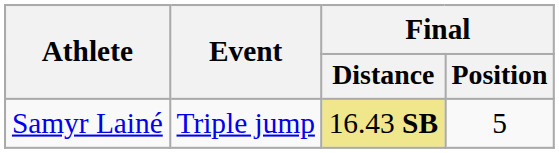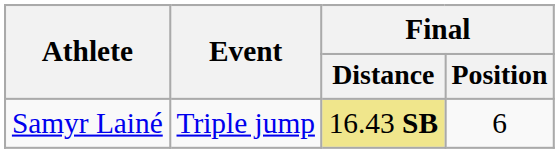(499, 123) 5 -> (499, 123) 6
